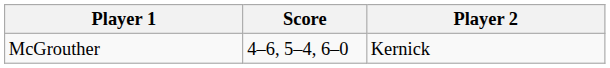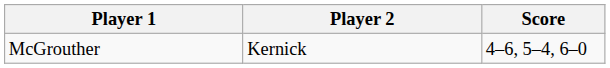columns swapped: (486, 19) <-> (305, 19)
